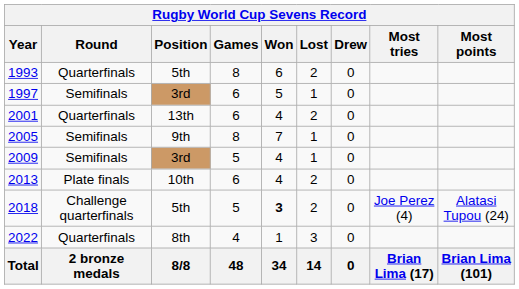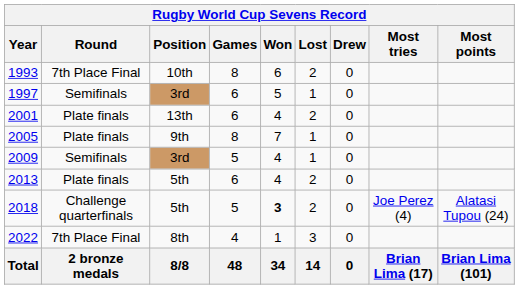(96, 72) Quarterfinals -> (96, 72) 7th Place Final
(181, 72) 5th -> (180, 72) 10th
(96, 115) Quarterfinals -> (96, 115) Plate finals
(96, 136) Semifinals -> (96, 136) Plate finals
(181, 179) 10th -> (180, 179) 5th
(96, 237) Quarterfinals -> (96, 237) 7th Place Final
